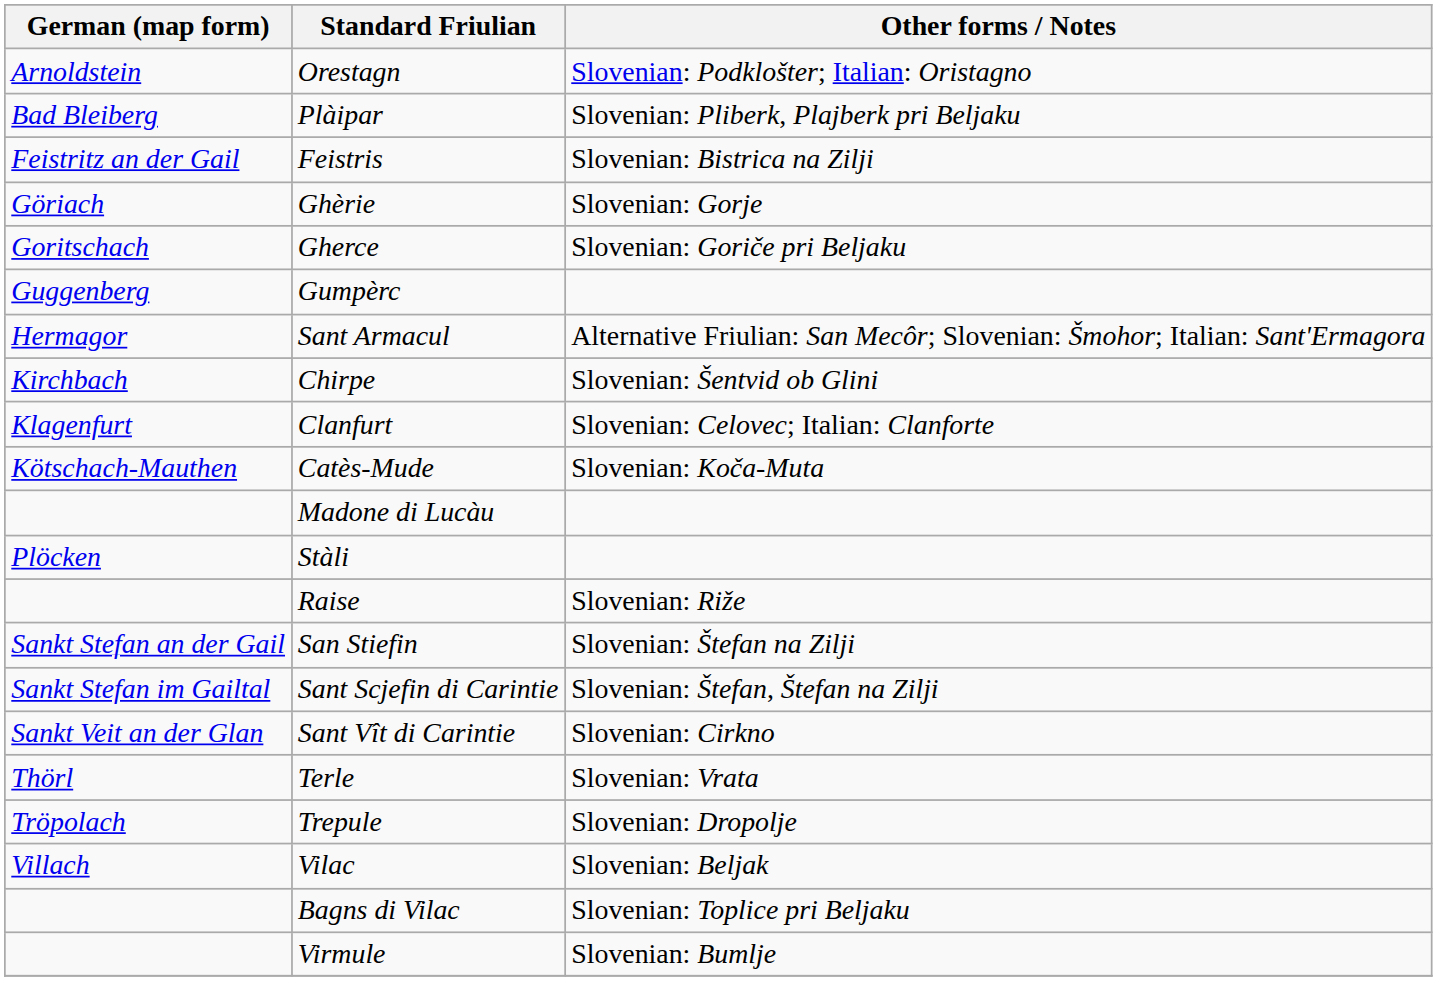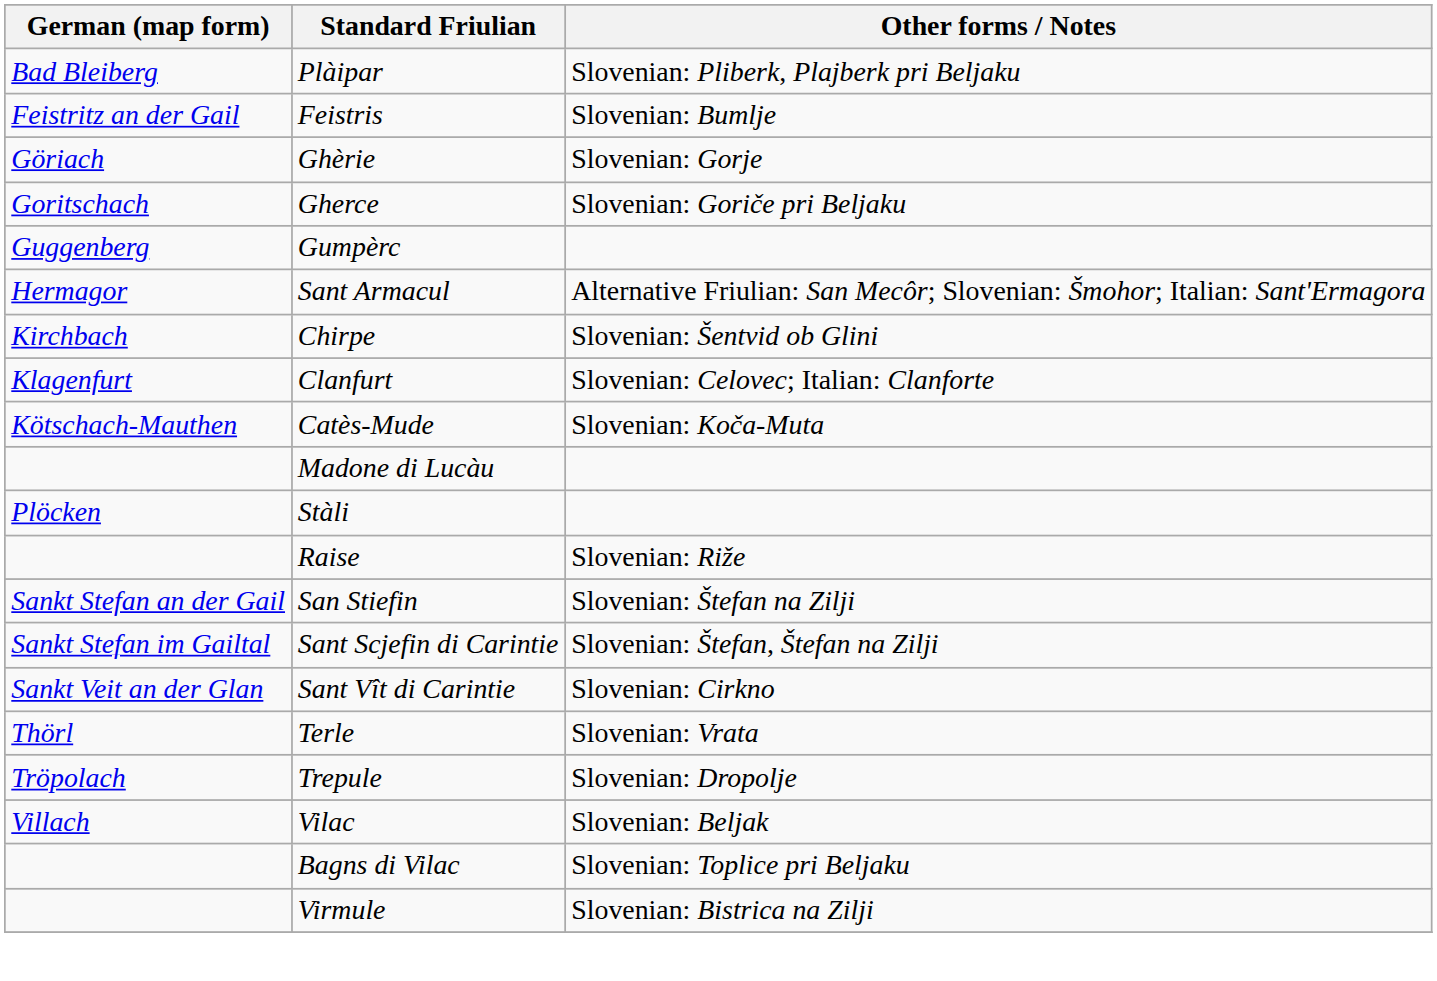- row: (349, 70)
(722, 159) Slovenian: Bistrica na Zilji -> (674, 114) Slovenian: Bumlje
(674, 953) Slovenian: Bumlje -> (722, 909) Slovenian: Bistrica na Zilji
